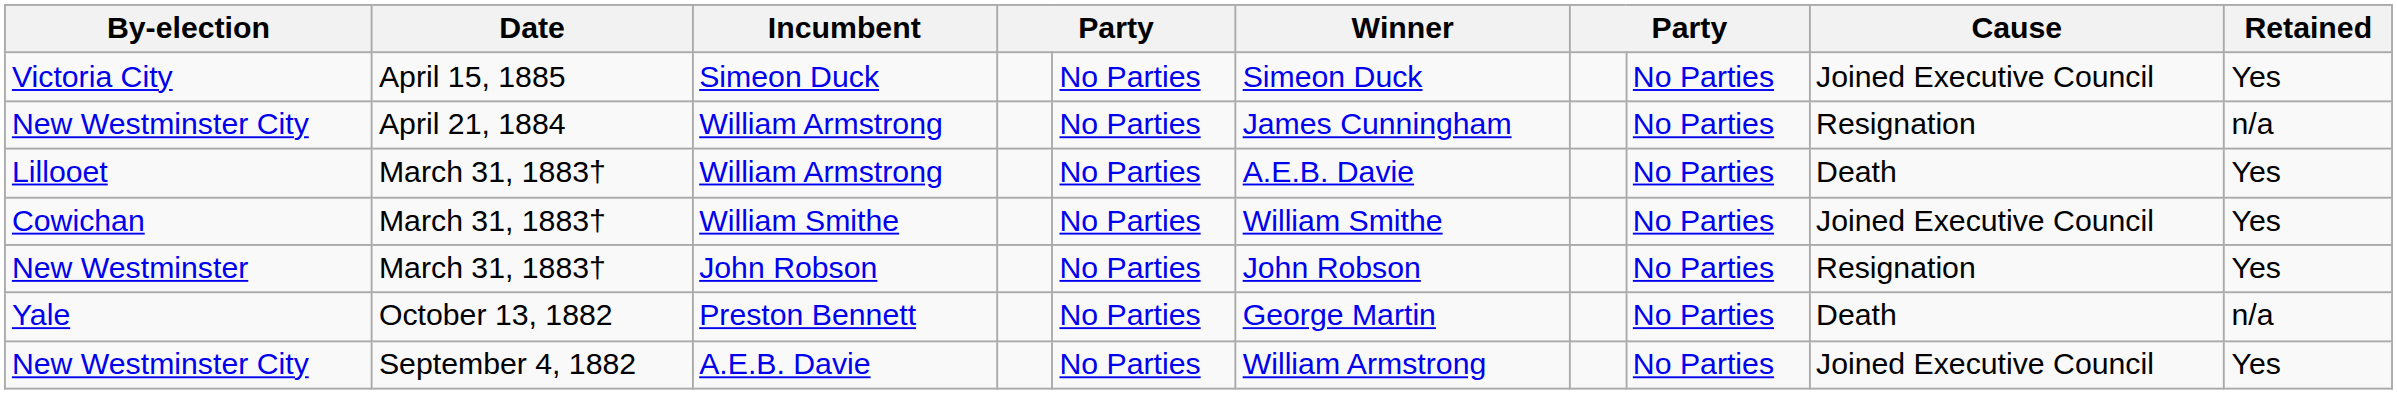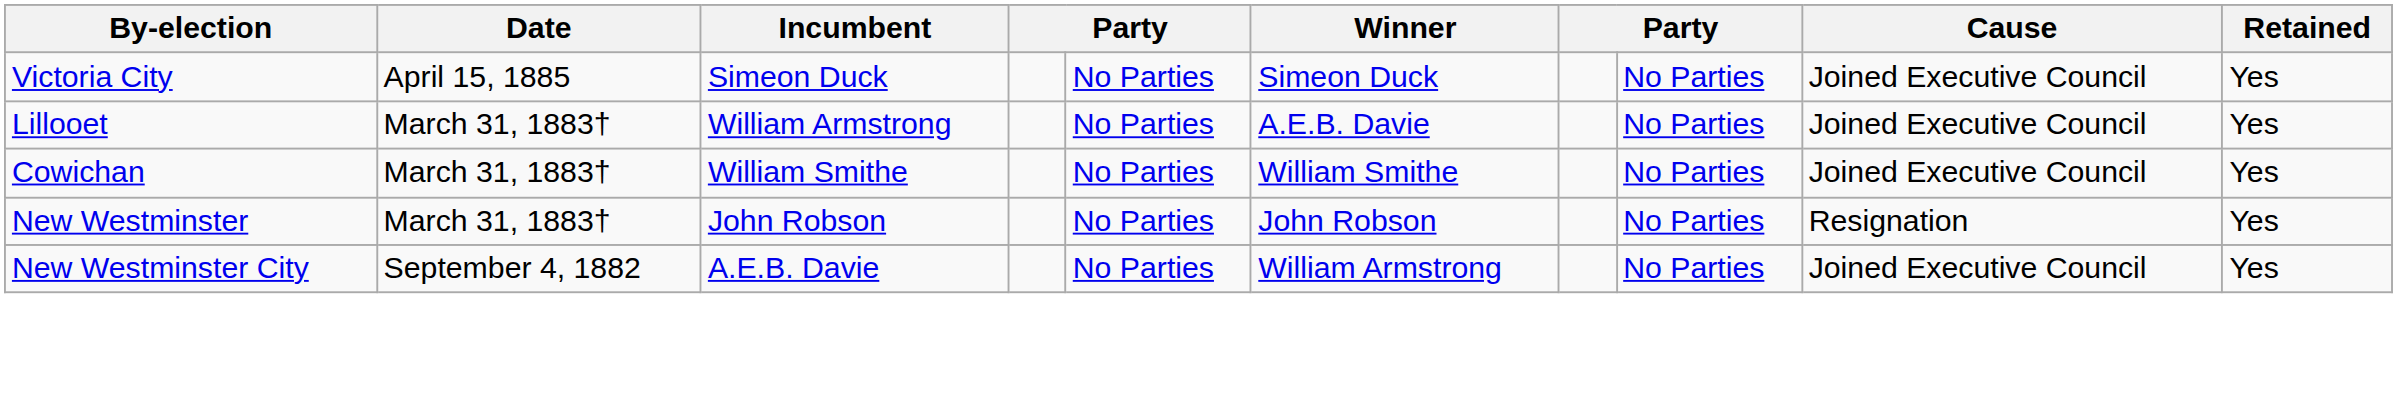- row: (160, 124)
(1856, 172) Death -> (1978, 124) Joined Executive Council
- row: (41, 316)
